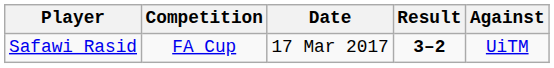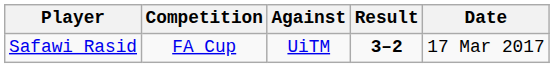columns swapped: (507, 19) <-> (330, 19)
